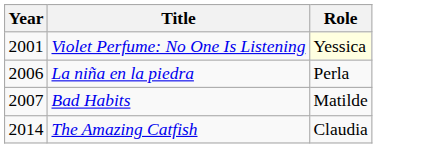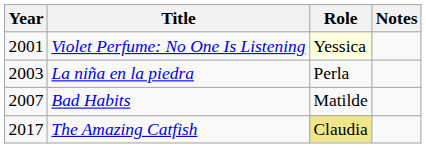+ column: (397, 18)
(26, 73) 2006 -> (26, 73) 2003
(26, 128) 2014 -> (26, 128) 2017
(341, 128) no background -> (341, 128) khaki background
